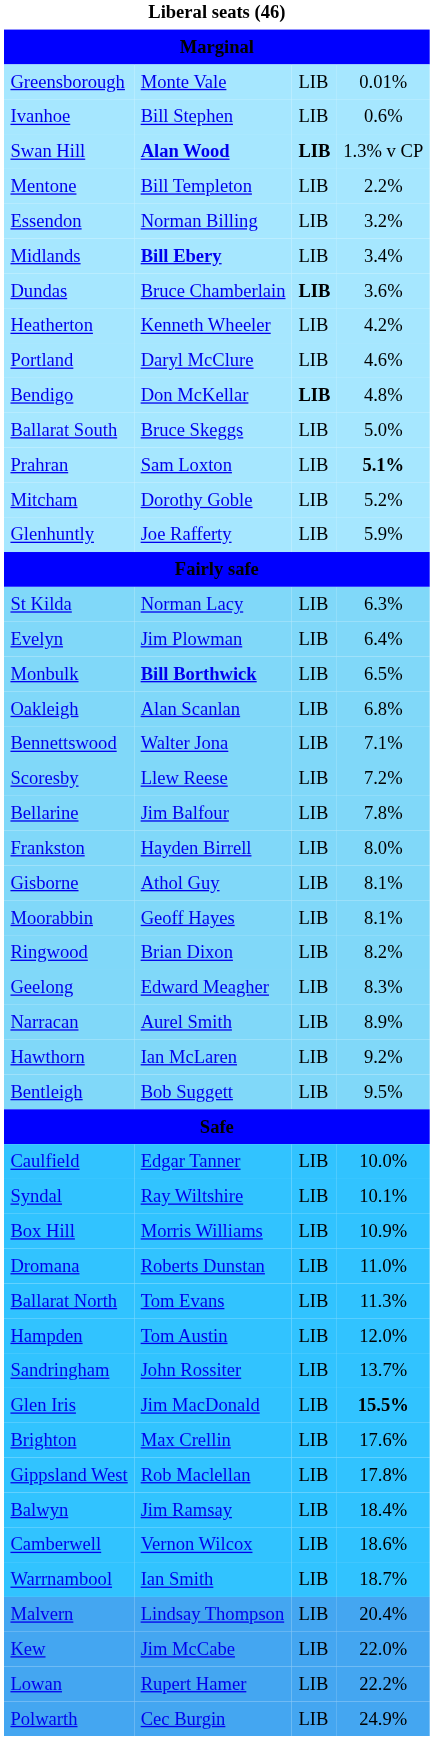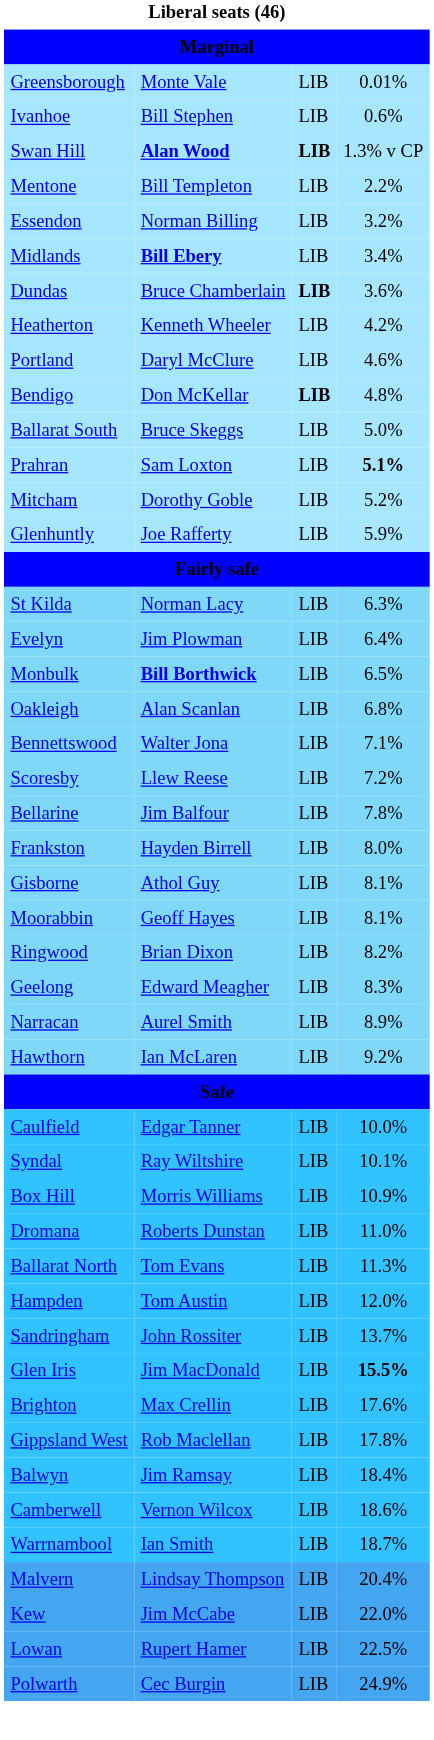- row: (47, 1091)
(383, 1683) 22.2% -> (383, 1648) 22.5%
